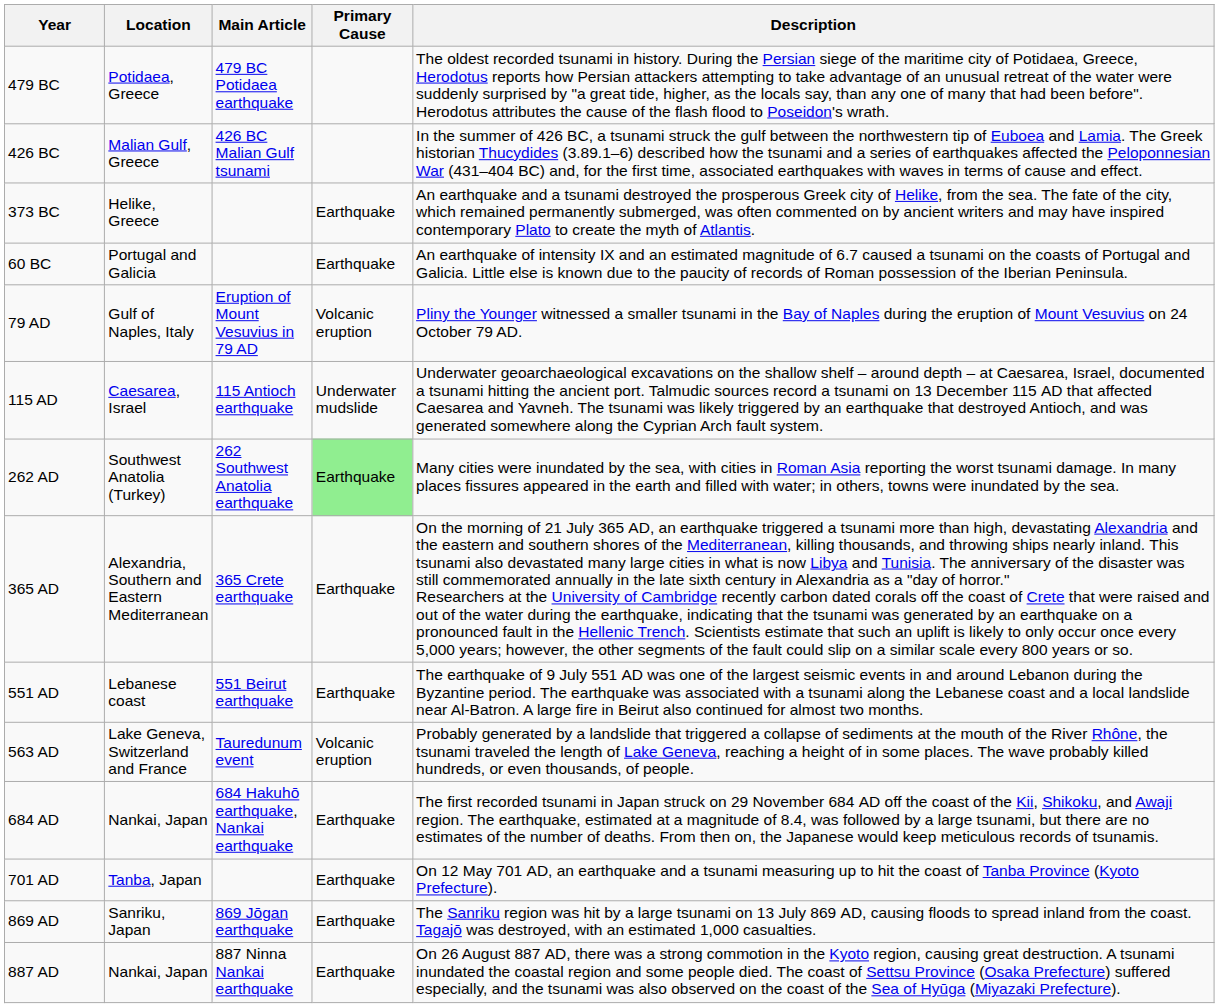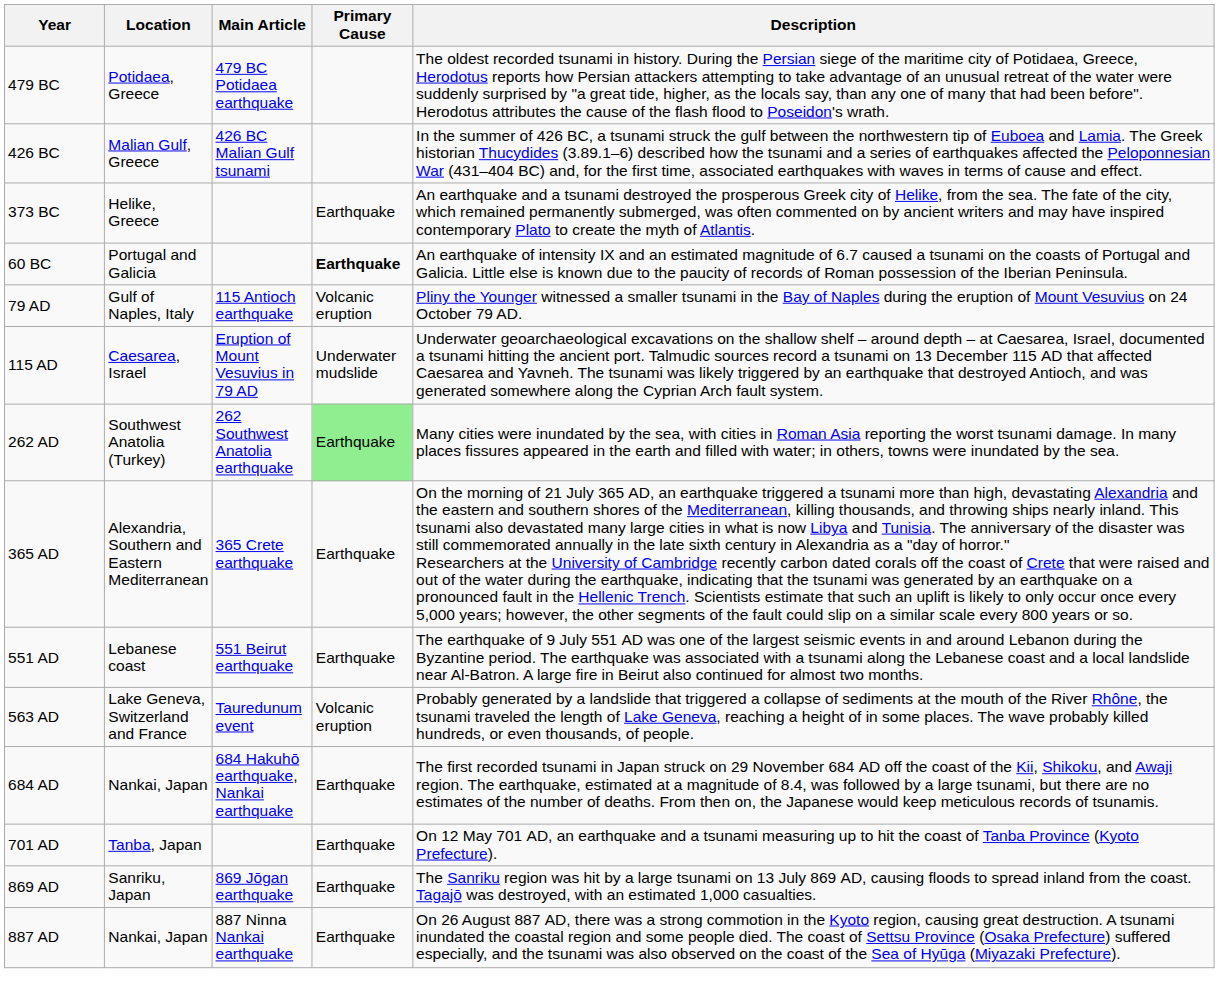(356, 263) normal -> (358, 263) bold
(255, 323) Eruption of Mount Vesuvius in 79 AD -> (256, 305) 115 Antioch earthquake
(256, 400) 115 Antioch earthquake -> (255, 365) Eruption of Mount Vesuvius in 79 AD
